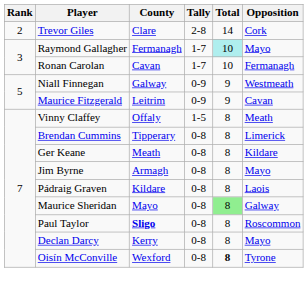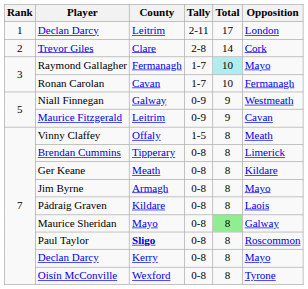+ row: (68, 30)
(227, 258) bold -> (227, 275) normal
